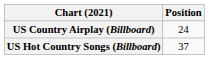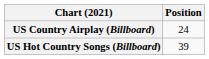(184, 46) 37 -> (184, 46) 39
